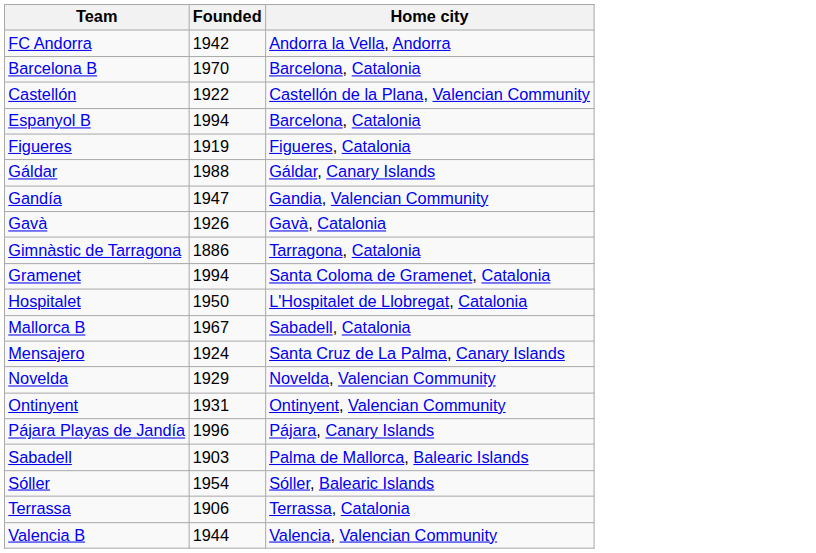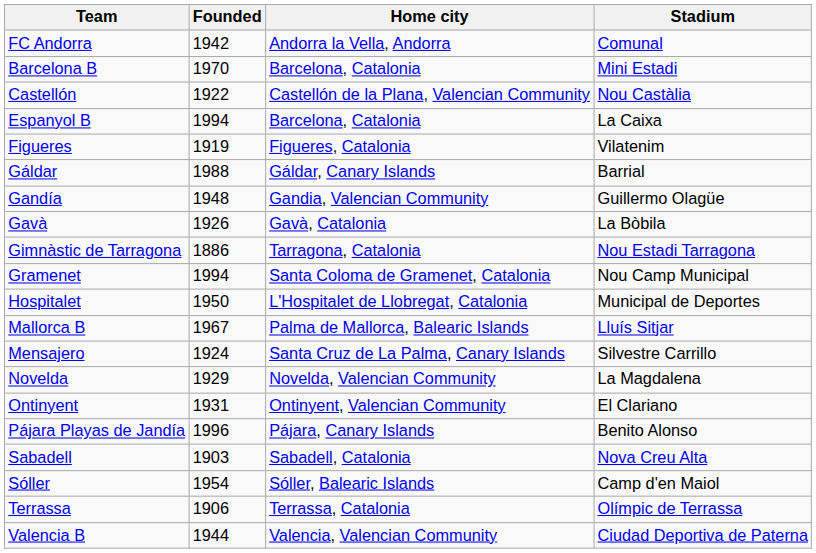+ column: (703, 17)
(211, 198) 1947 -> (211, 198) 1948
(340, 328) Sabadell, Catalonia -> (399, 328) Palma de Mallorca, Balearic Islands
(399, 457) Palma de Mallorca, Balearic Islands -> (340, 457) Sabadell, Catalonia
